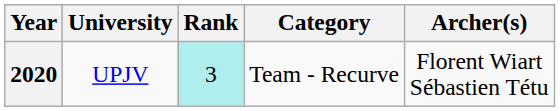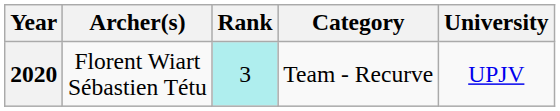columns swapped: (479, 23) <-> (120, 23)
